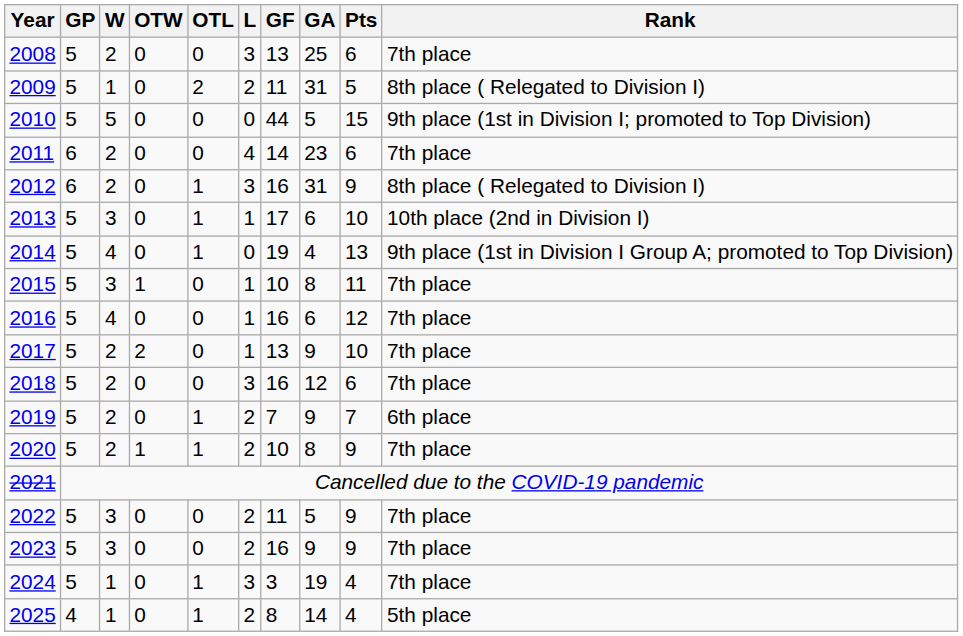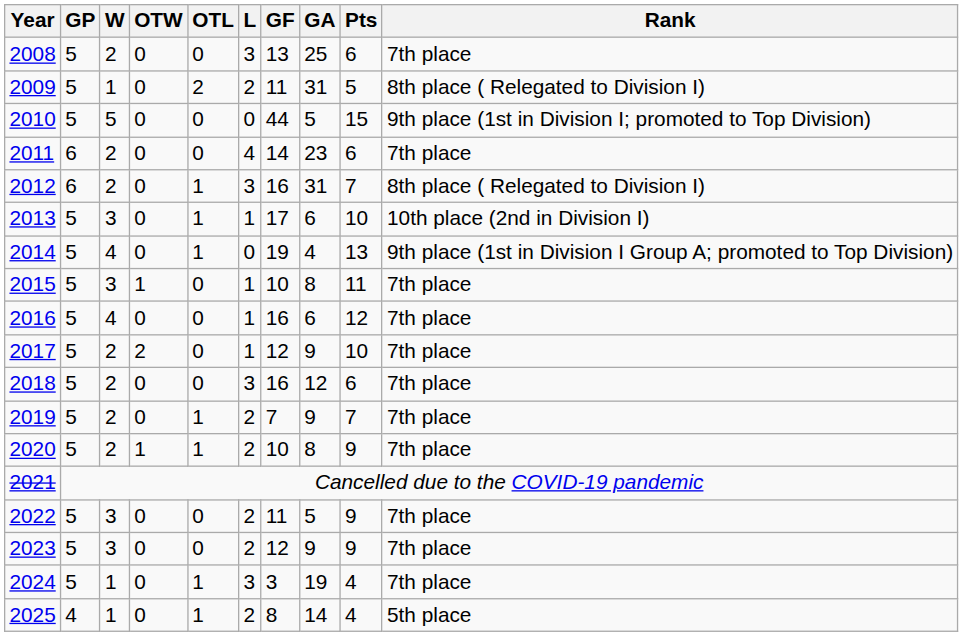(351, 185) 9 -> (351, 185) 7
(277, 350) 13 -> (277, 350) 12
(429, 416) 6th place -> (429, 416) 7th place
(277, 548) 16 -> (277, 548) 12
